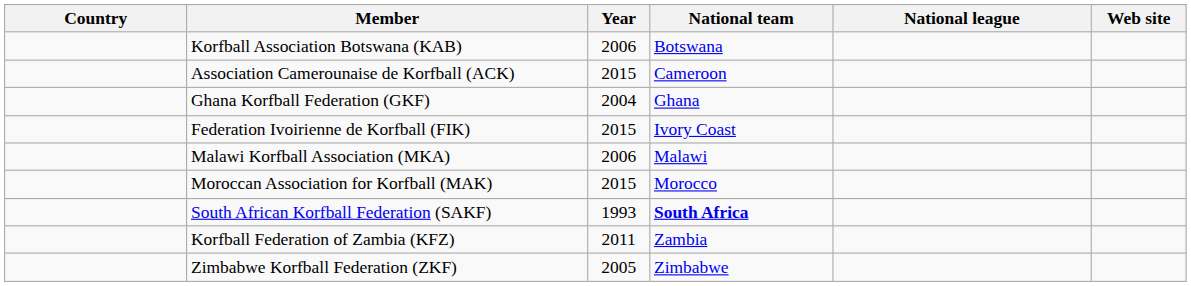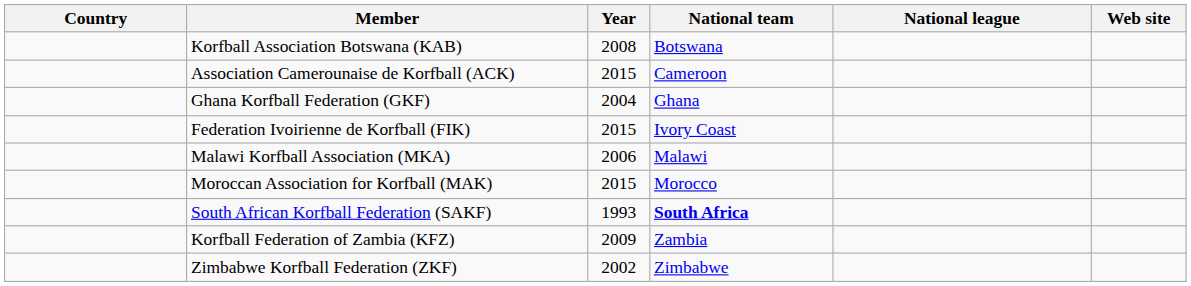(619, 45) 2006 -> (619, 45) 2008
(619, 239) 2011 -> (619, 239) 2009
(619, 267) 2005 -> (619, 267) 2002
